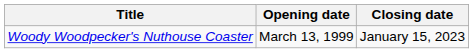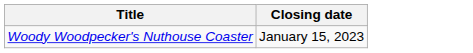- column: (306, 15)
